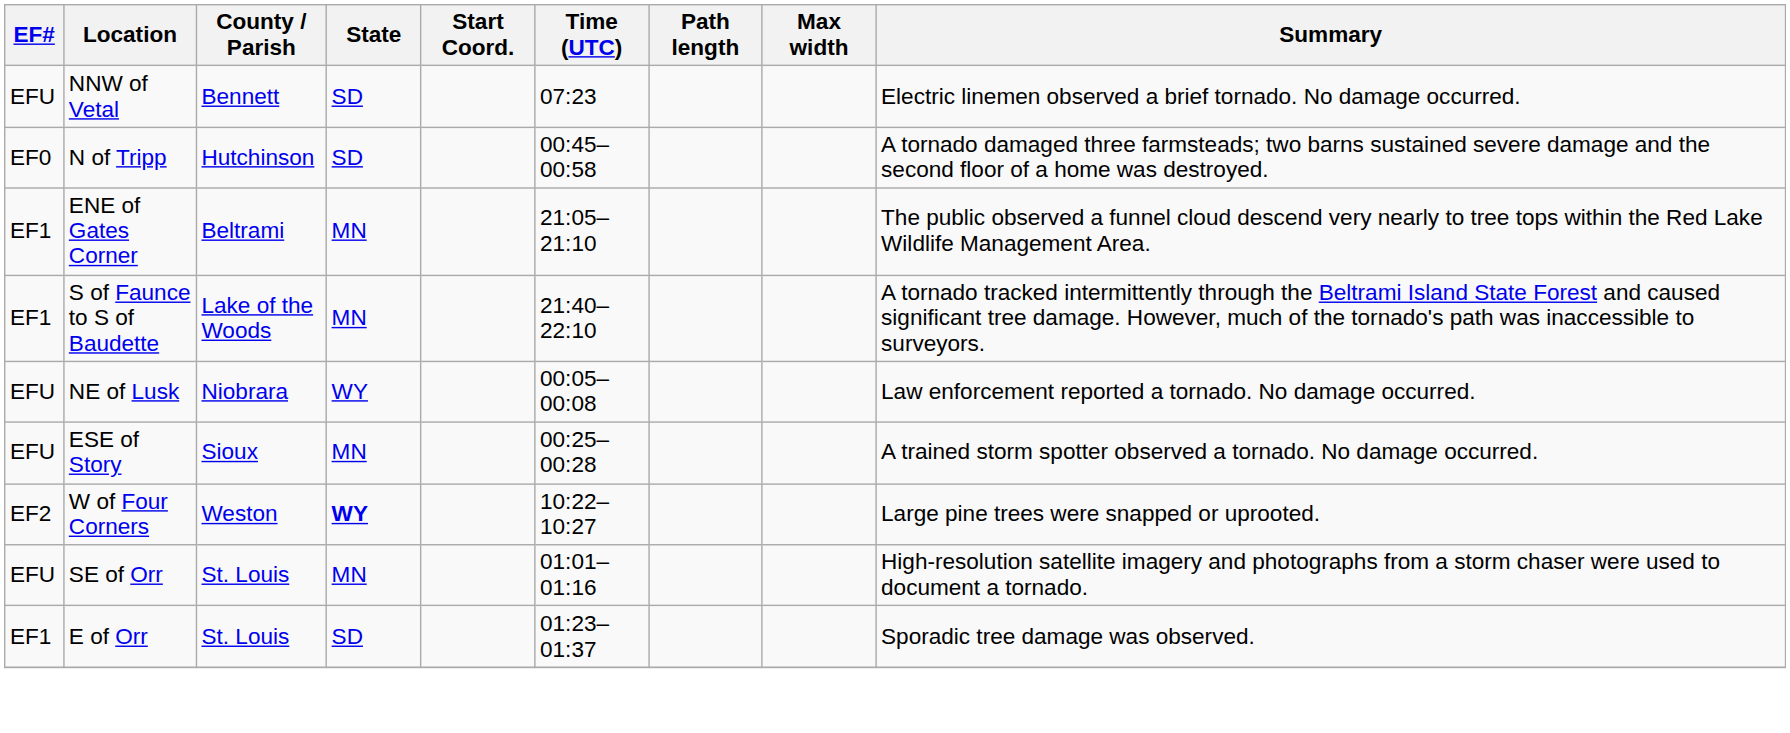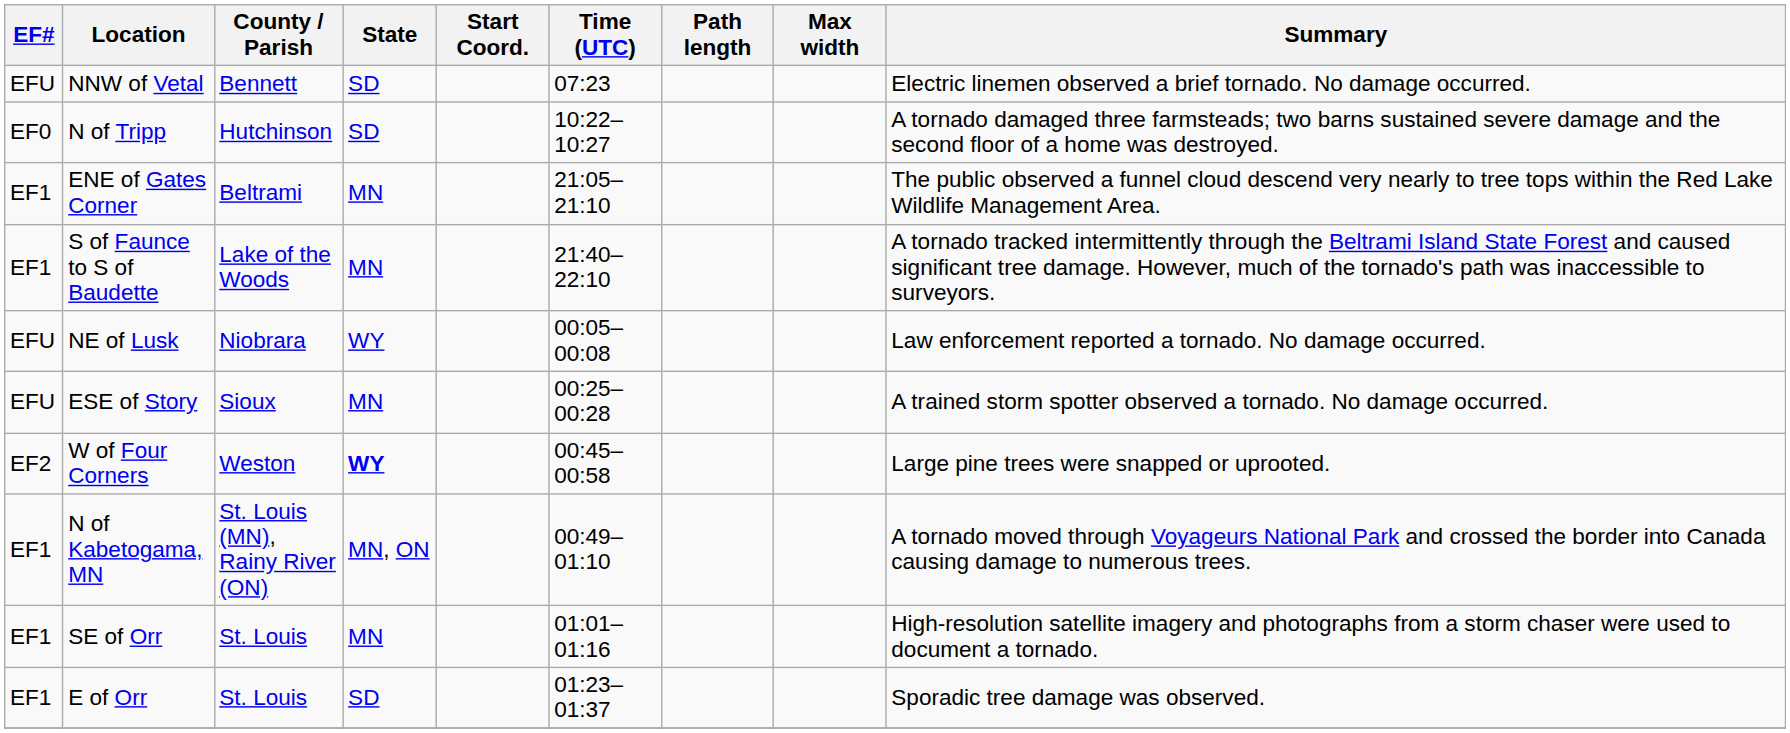(575, 157) 00:45–00:58 -> (589, 132) 10:22–10:27
(575, 513) 10:22–10:27 -> (589, 463) 00:45–00:58
+ row: (135, 549)
(32, 575) EFU -> (31, 636) EF1
